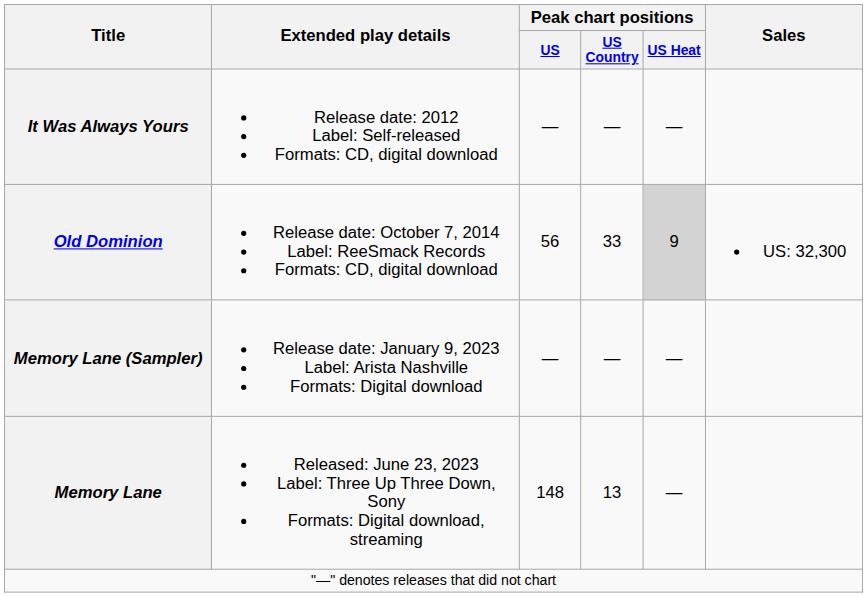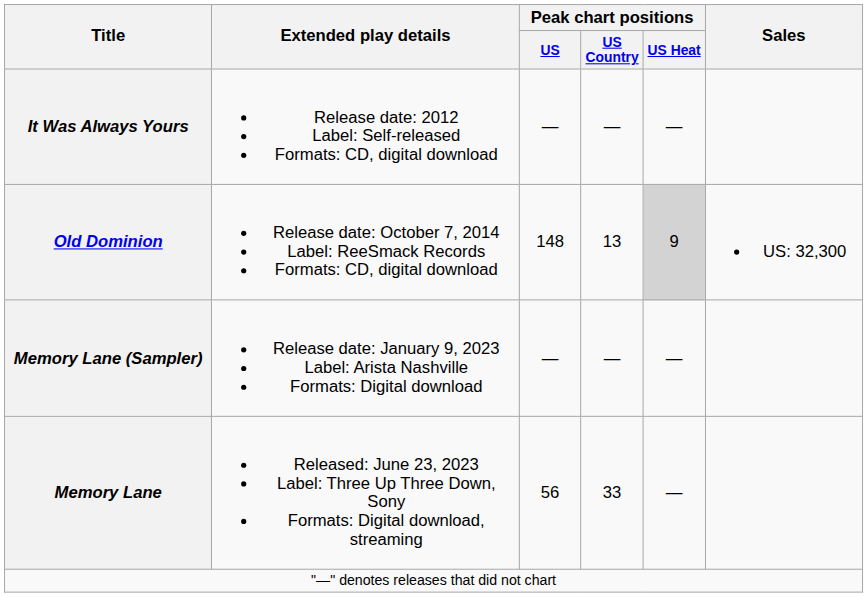(550, 242) 56 -> (550, 242) 148
(612, 242) 33 -> (612, 242) 13
(550, 492) 148 -> (550, 492) 56
(612, 492) 13 -> (612, 492) 33
